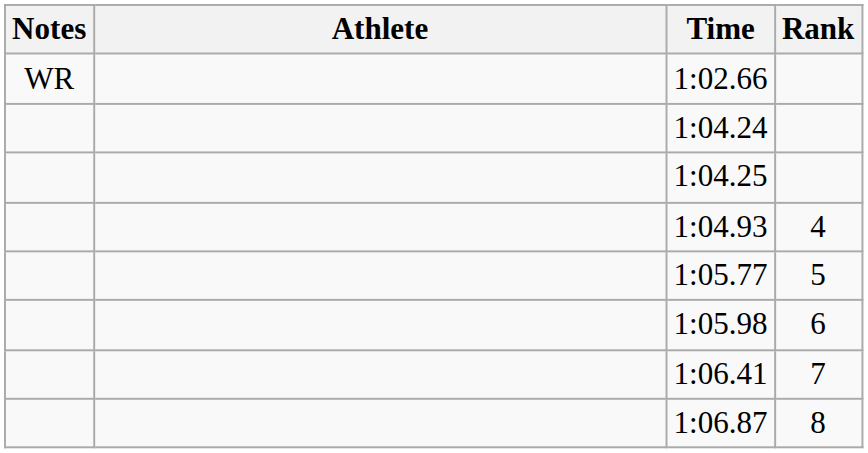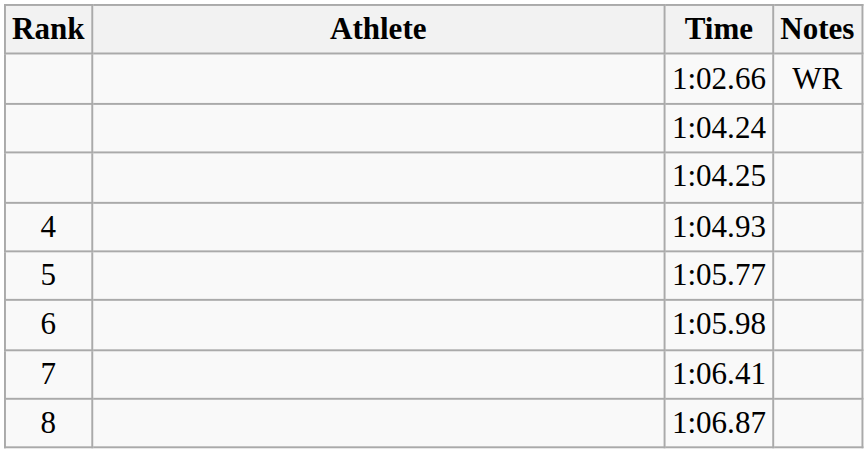columns swapped: (818, 29) <-> (49, 29)
